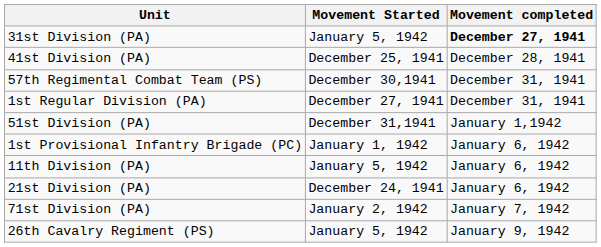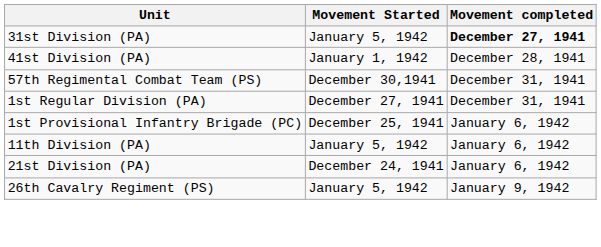(376, 59) December 25, 1941 -> (368, 59) January 1, 1942
- row: (79, 123)
(368, 145) January 1, 1942 -> (376, 123) December 25, 1941
- row: (79, 210)
